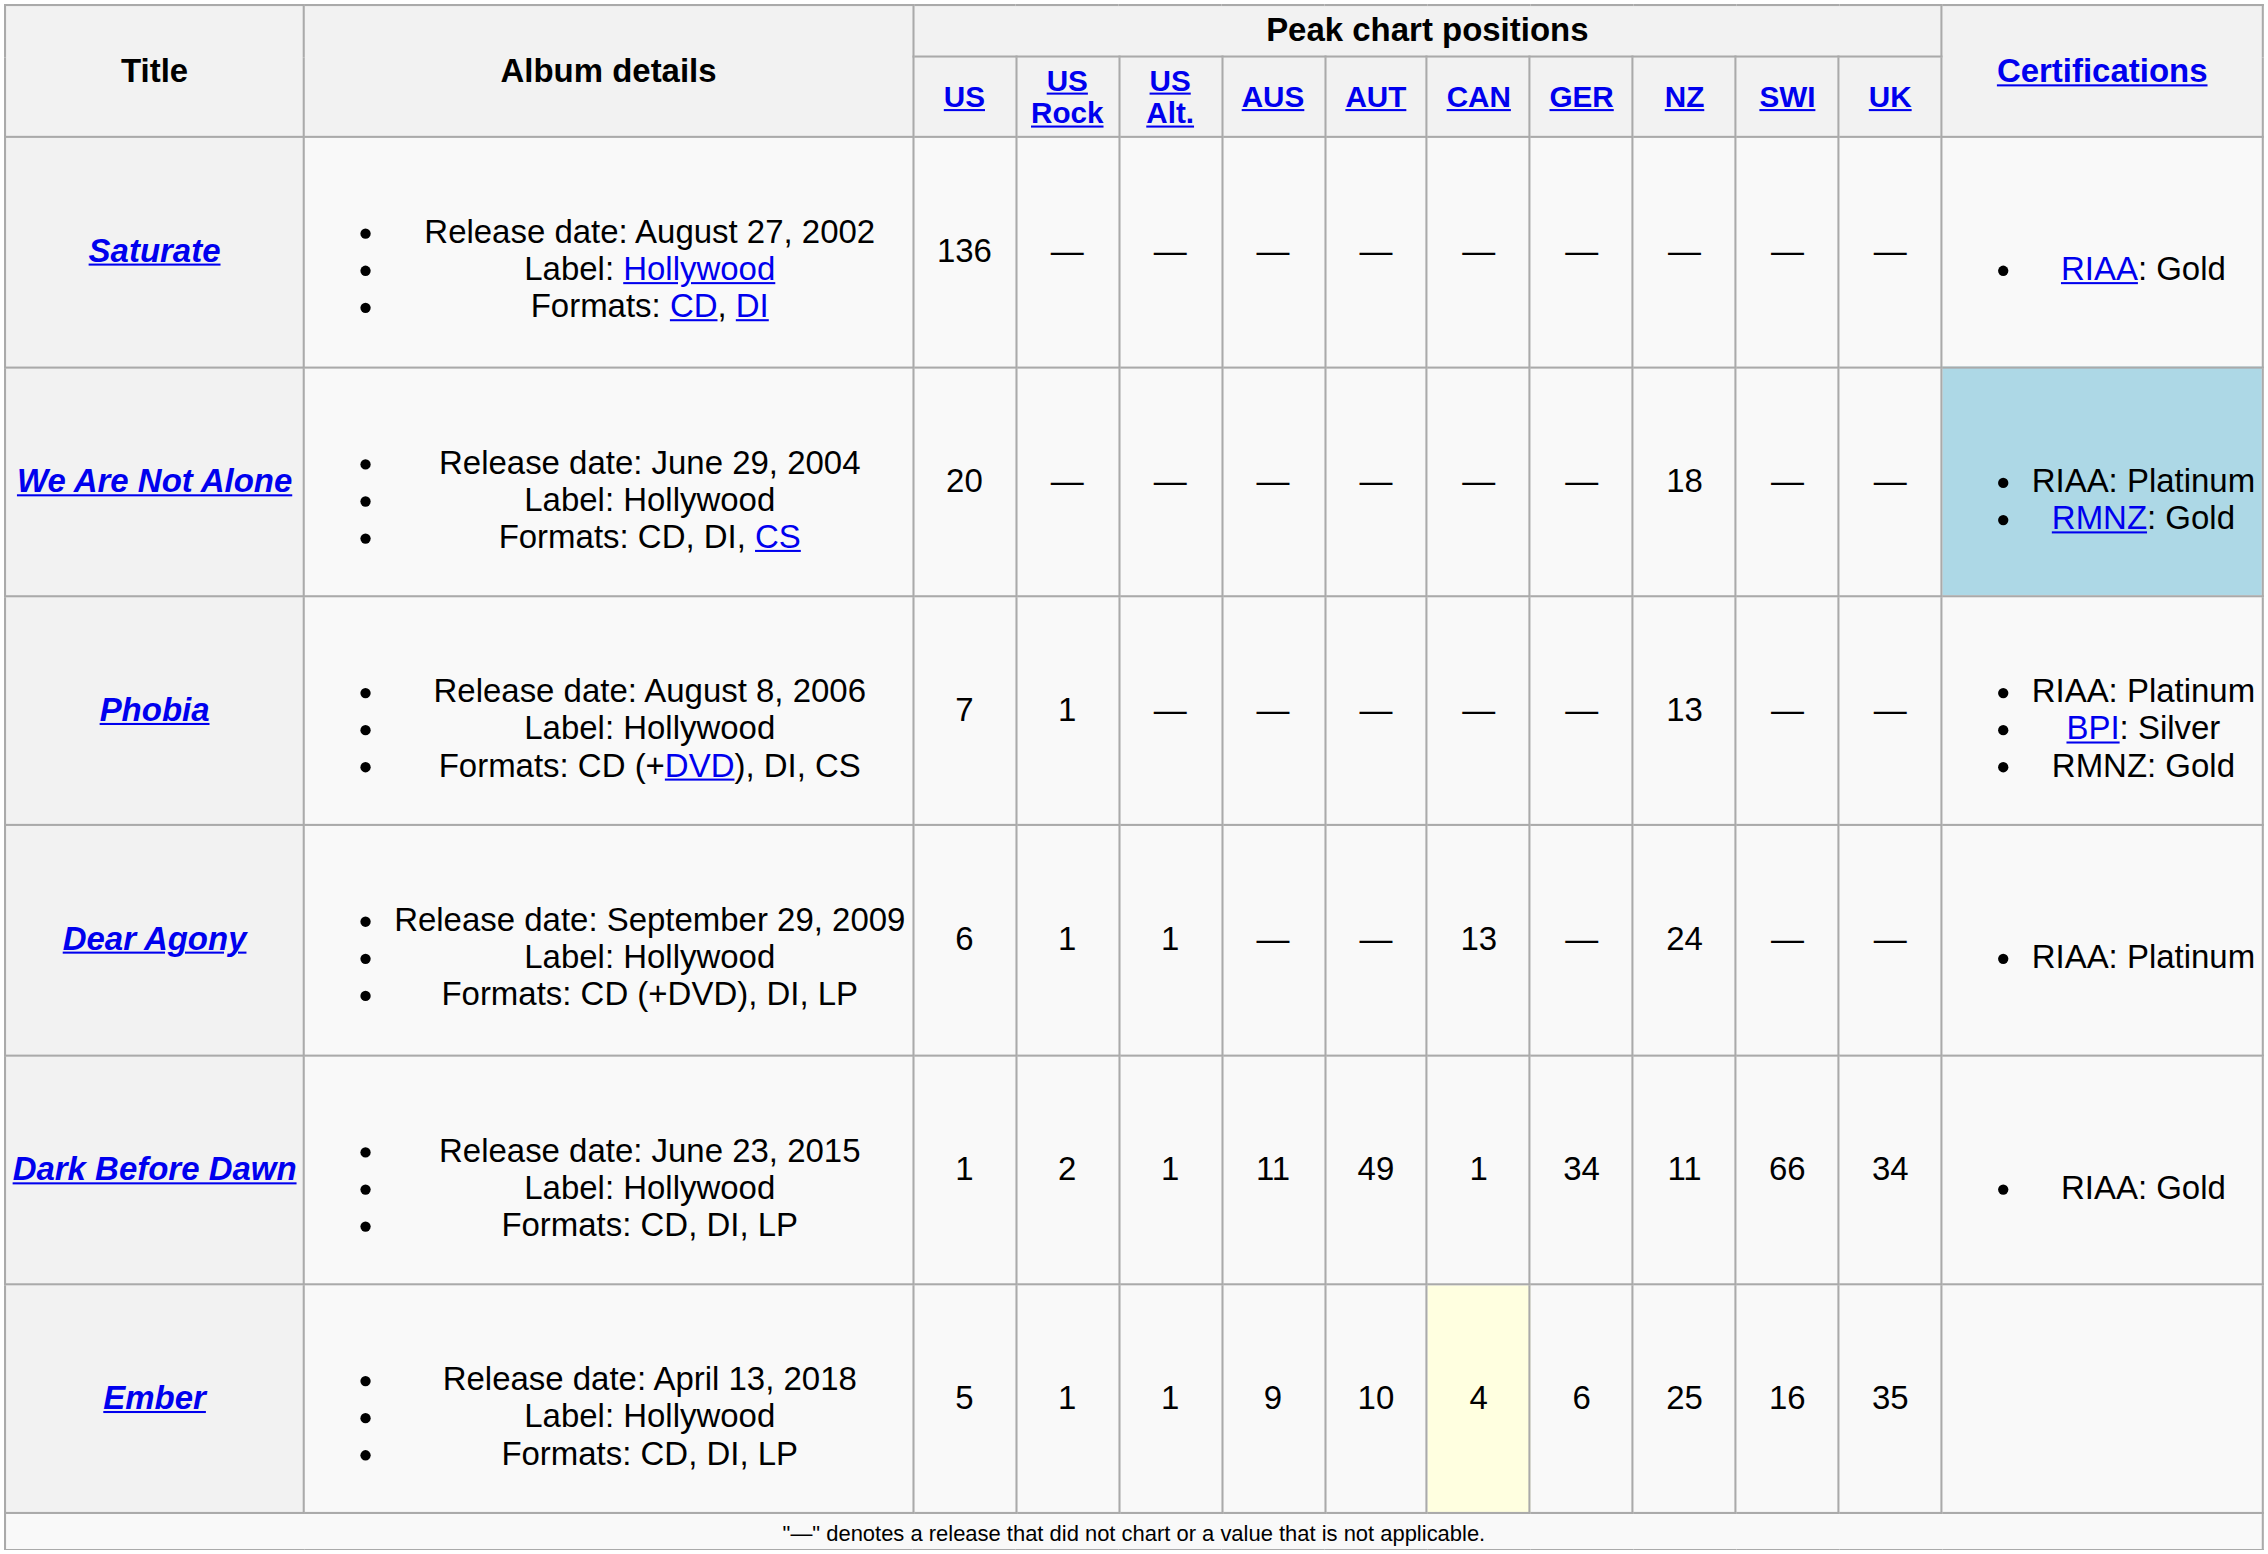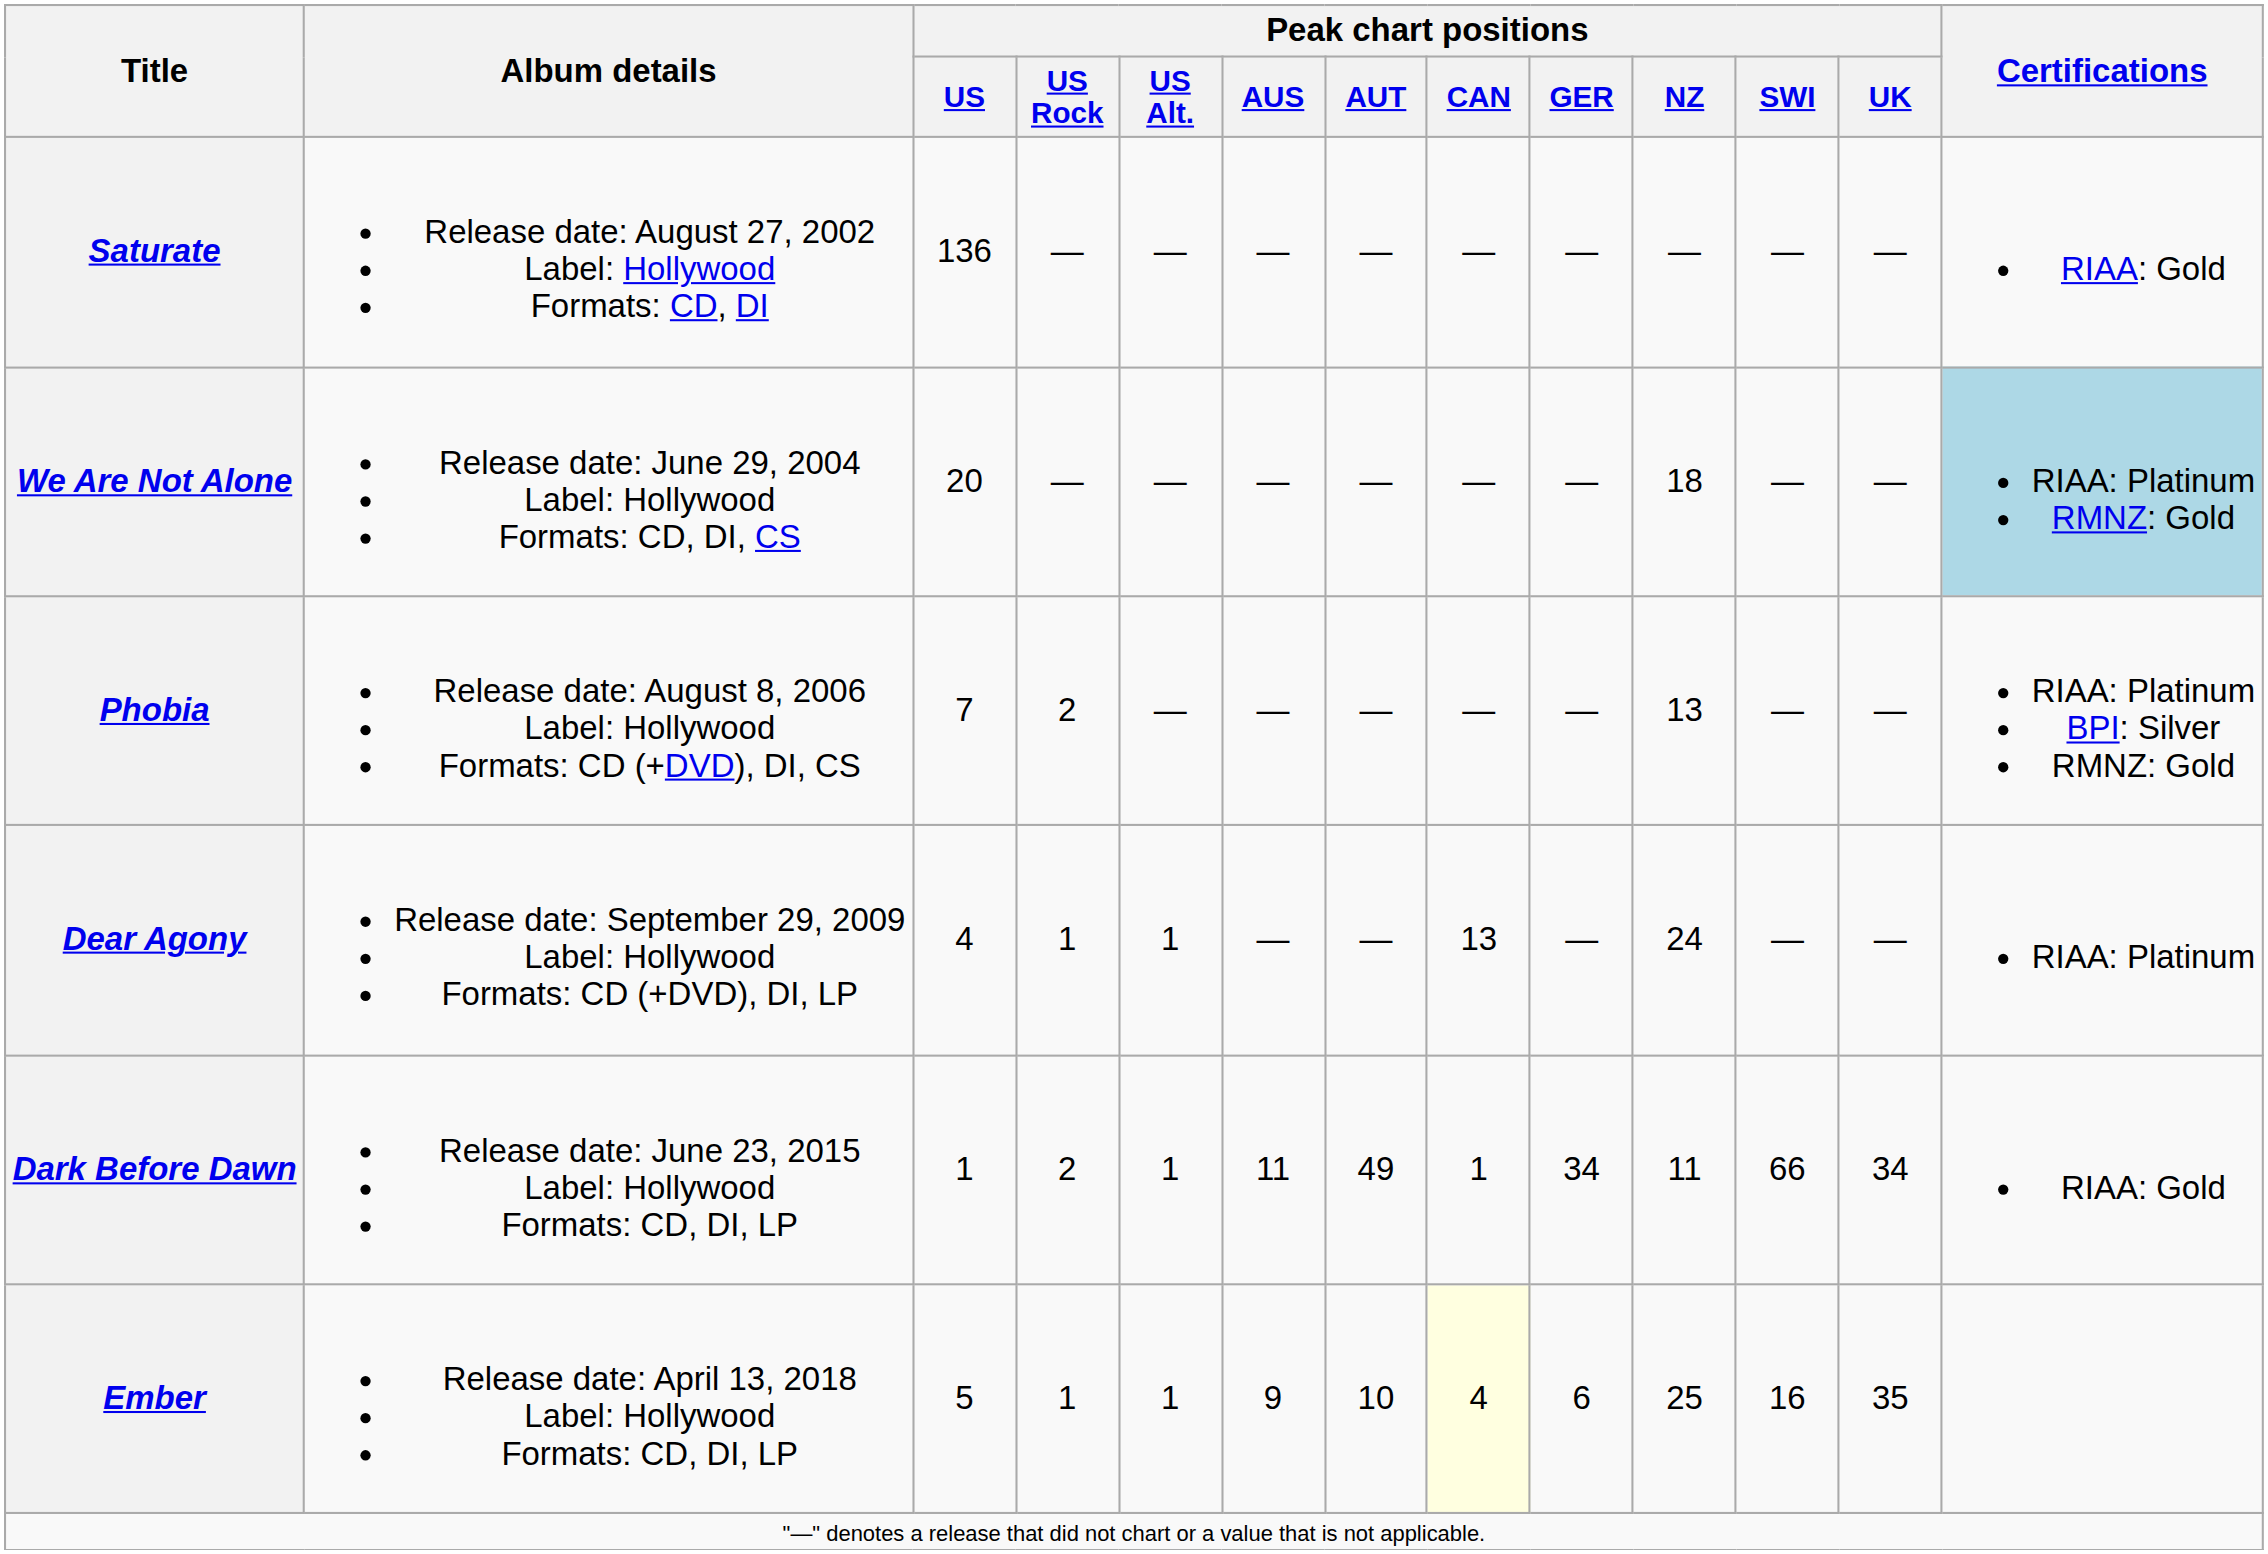(1067, 710) 1 -> (1067, 710) 2
(964, 939) 6 -> (964, 939) 4
